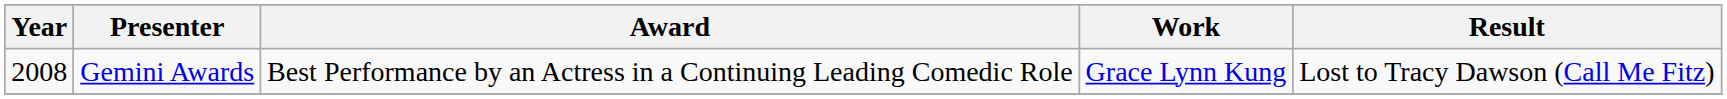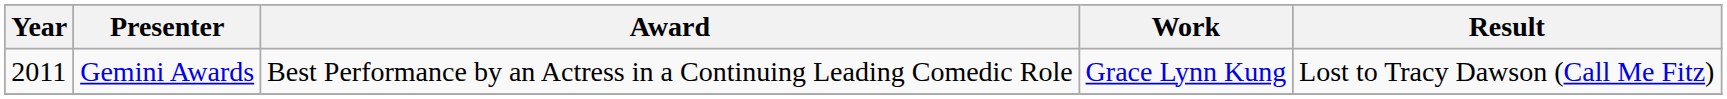(39, 71) 2008 -> (39, 71) 2011
